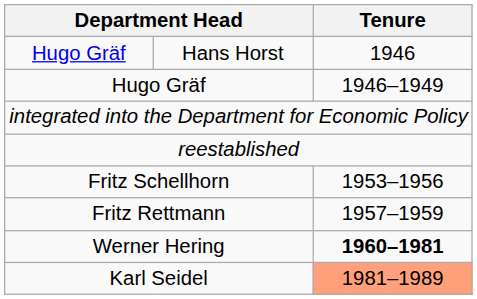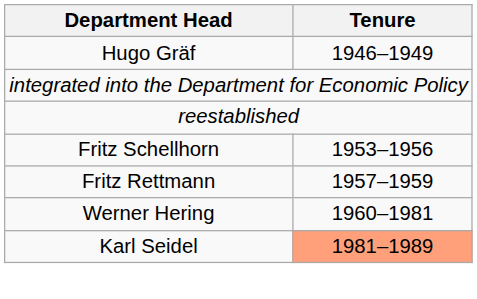- row: (233, 52)
(393, 246) bold -> (383, 213) normal
